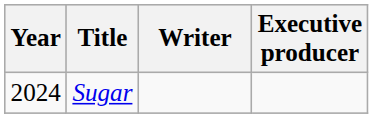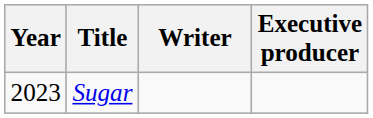(36, 92) 2024 -> (36, 92) 2023
